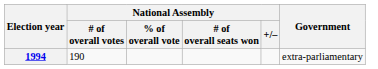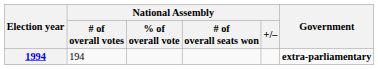(77, 56) 190 -> (77, 56) 194
(322, 56) normal -> (327, 56) bold
